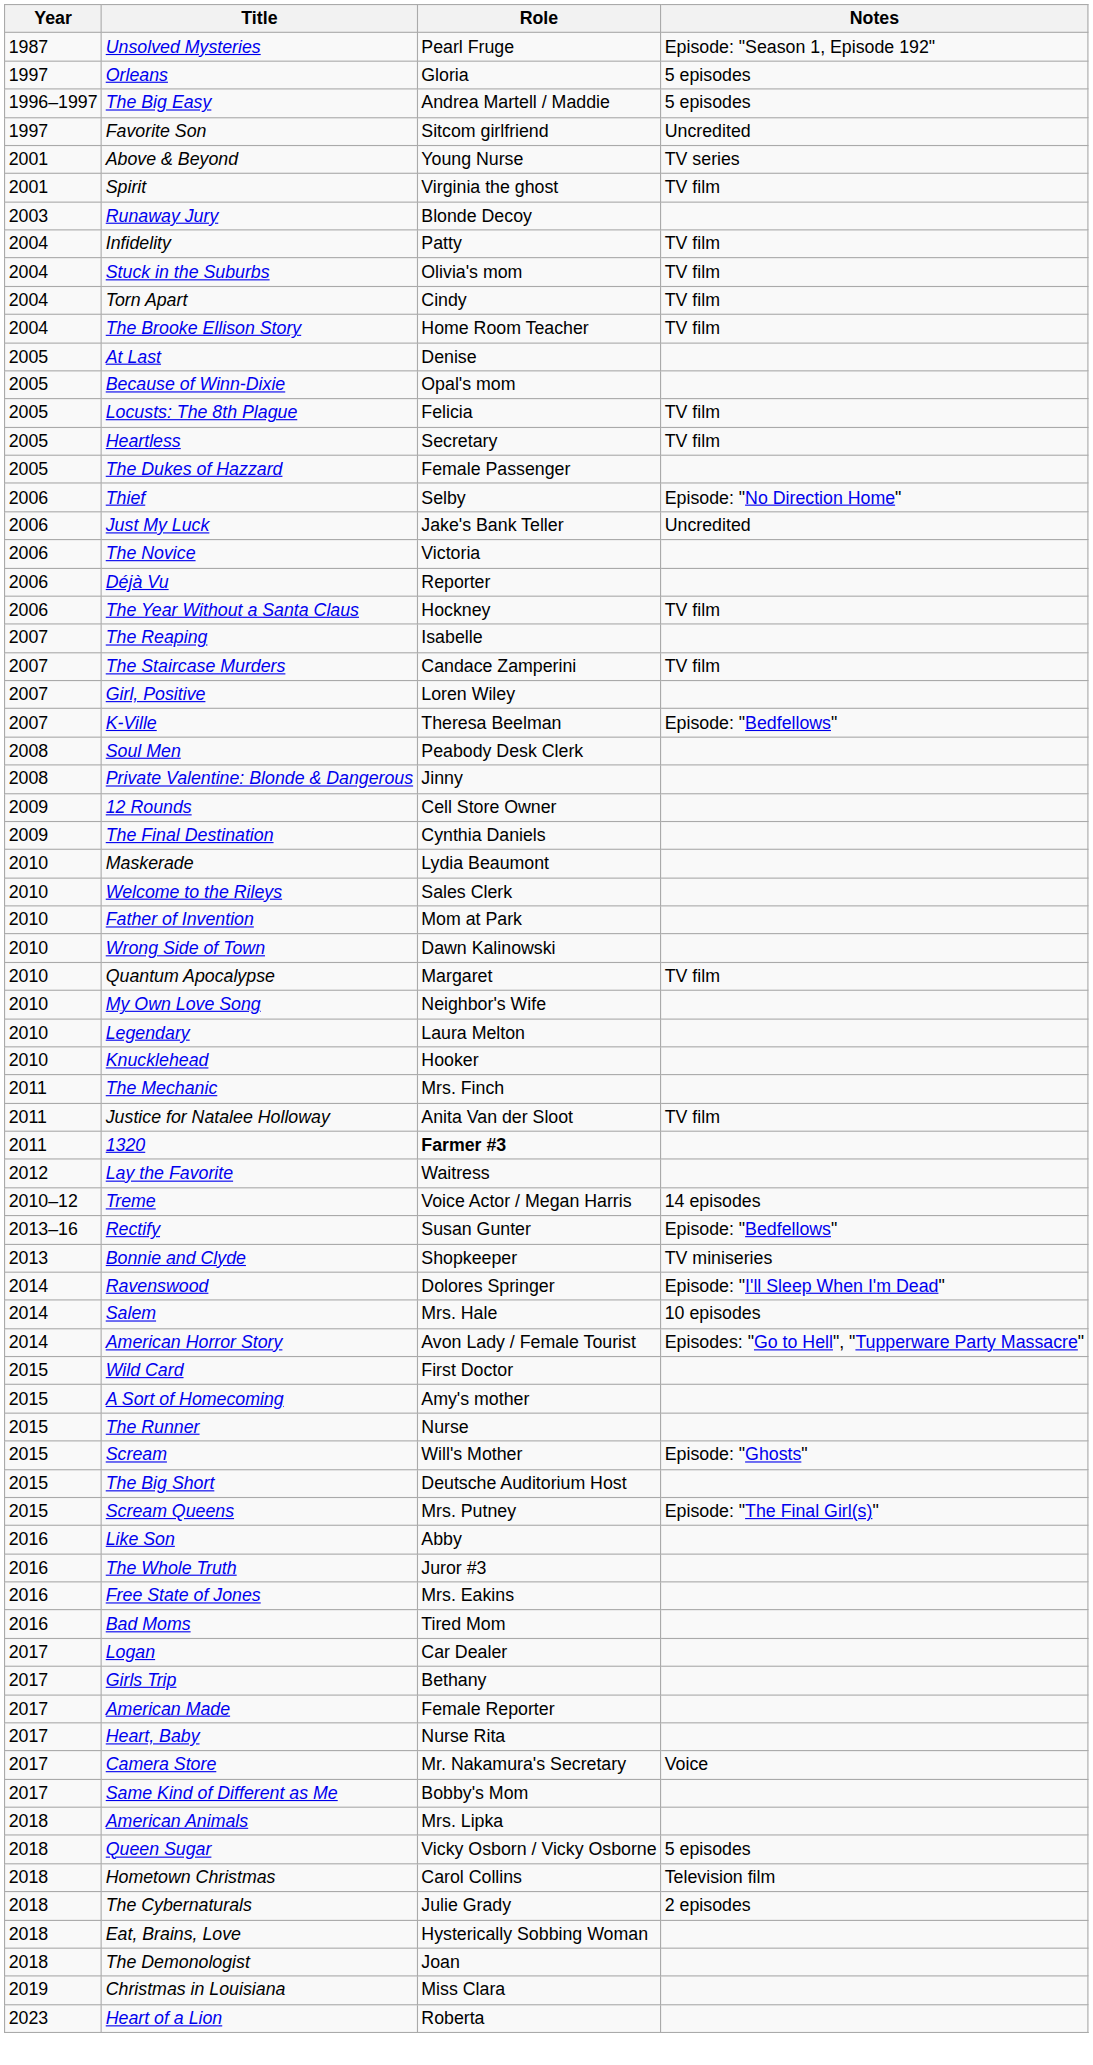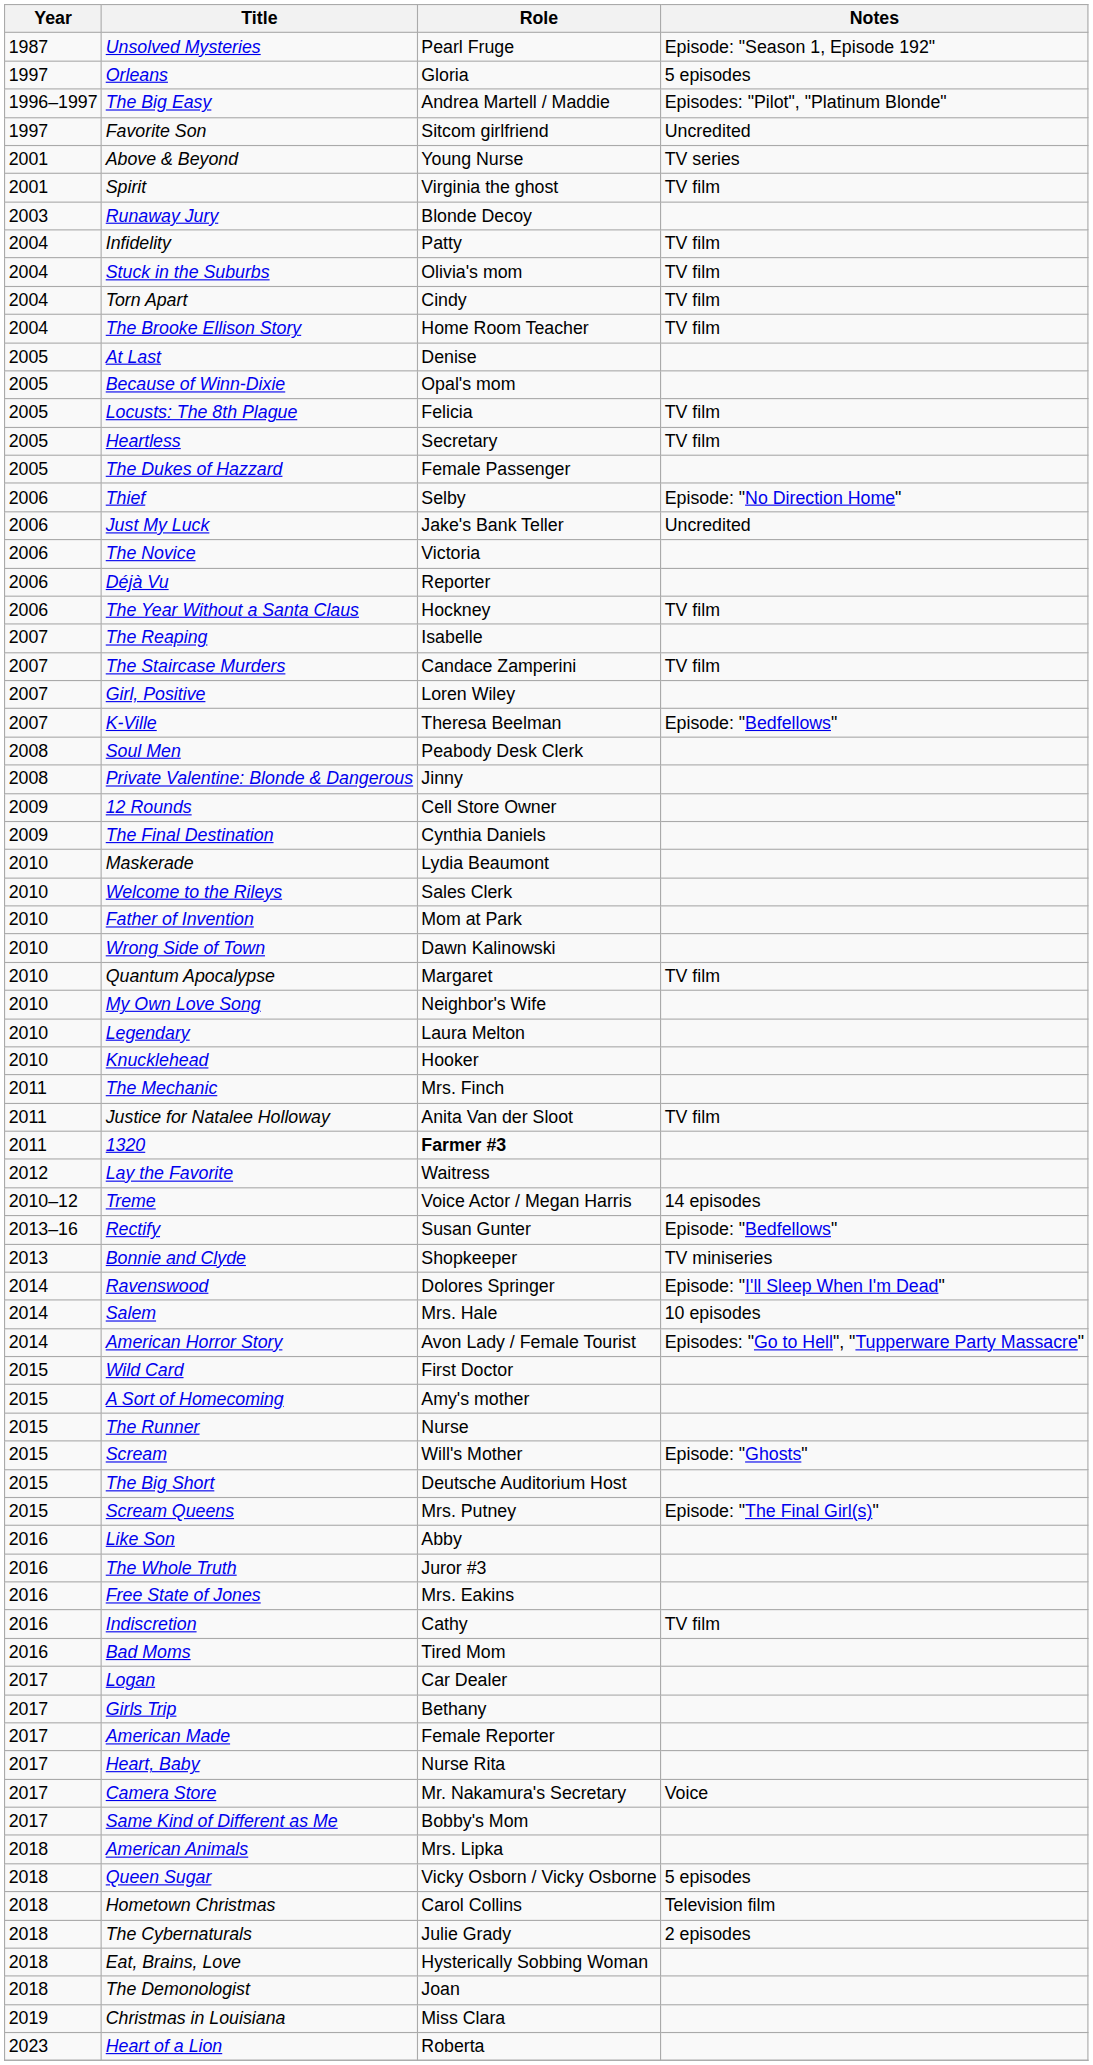(708, 103) 5 episodes -> (806, 103) Episodes: "Pilot", "Platinum Blonde"
+ row: (151, 1624)
